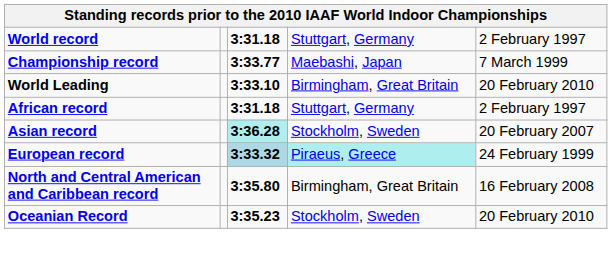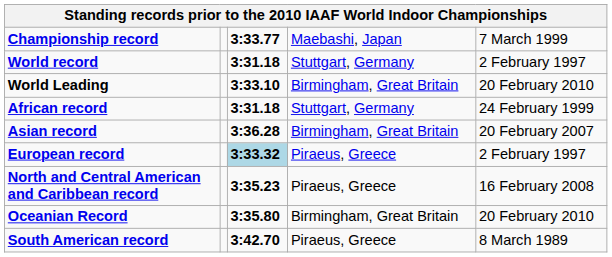rows swapped: (53, 39) <-> (83, 62)
(532, 108) 2 February 1997 -> (536, 108) 24 February 1999
(255, 131) paleturquoise background -> (255, 131) no background
(355, 131) Stockholm, Sweden -> (375, 131) Birmingham, Great Britain
(344, 154) paleturquoise background -> (344, 154) no background
(536, 154) 24 February 1999 -> (532, 154) 2 February 1997
(255, 185) 3:35.80 -> (255, 185) 3:35.23
(375, 185) Birmingham, Great Britain -> (344, 185) Piraeus, Greece
(255, 217) 3:35.23 -> (255, 217) 3:35.80
(355, 217) Stockholm, Sweden -> (375, 217) Birmingham, Great Britain
+ row: (88, 240)
